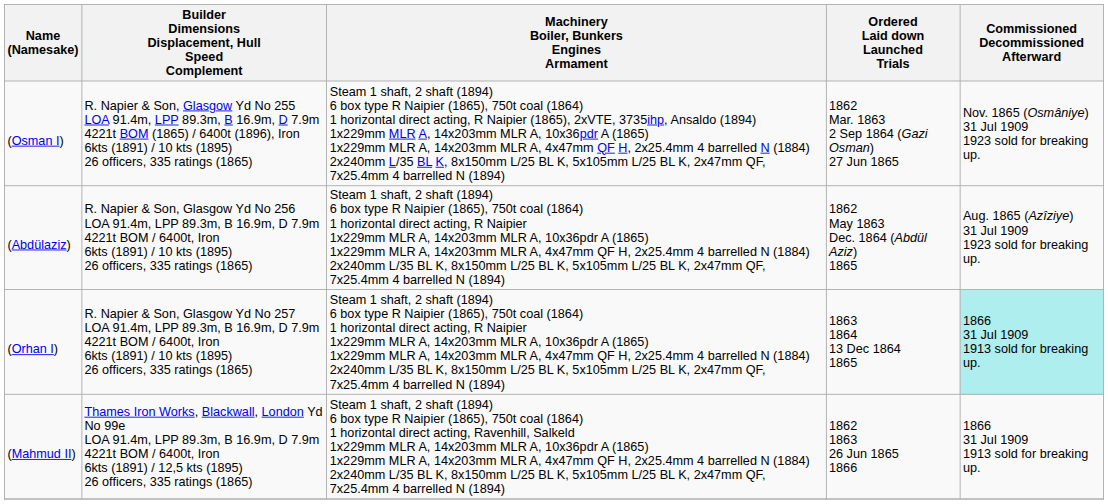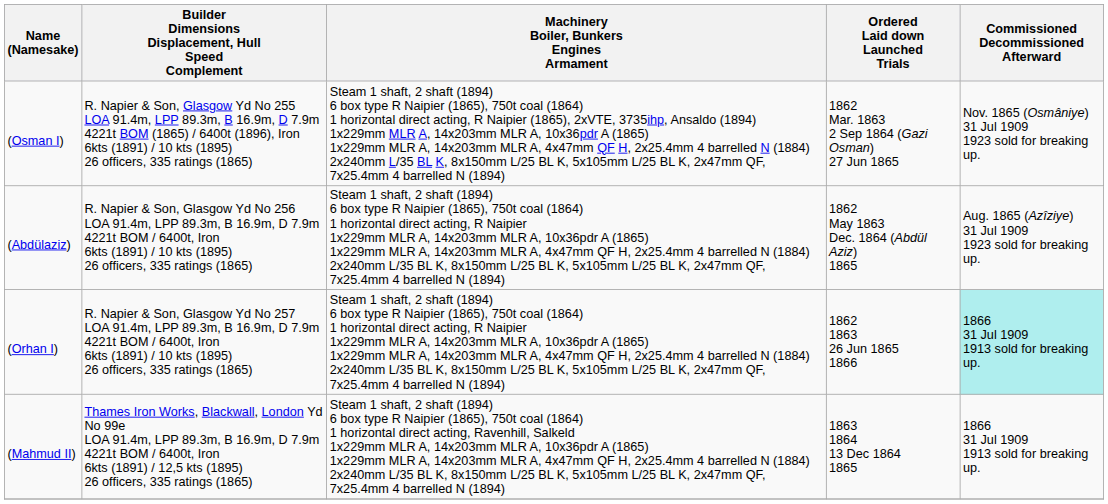(865, 342) 1863 1864 13 Dec 1864 1865 -> (864, 342) 1862 1863 26 Jun 1865 1866
(864, 447) 1862 1863 26 Jun 1865 1866 -> (865, 447) 1863 1864 13 Dec 1864 1865
